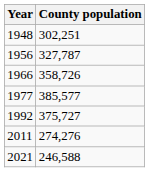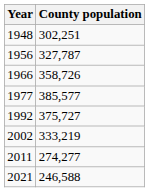+ row: (20, 136)
(60, 136) 274,276 -> (60, 156) 274,277
